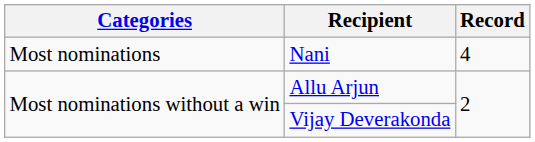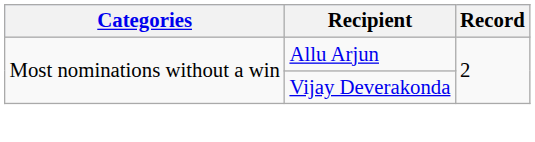- row: (310, 53)
